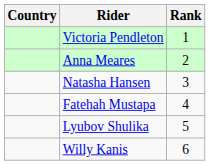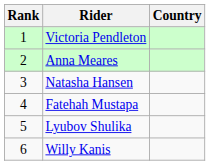columns swapped: (186, 15) <-> (32, 15)
